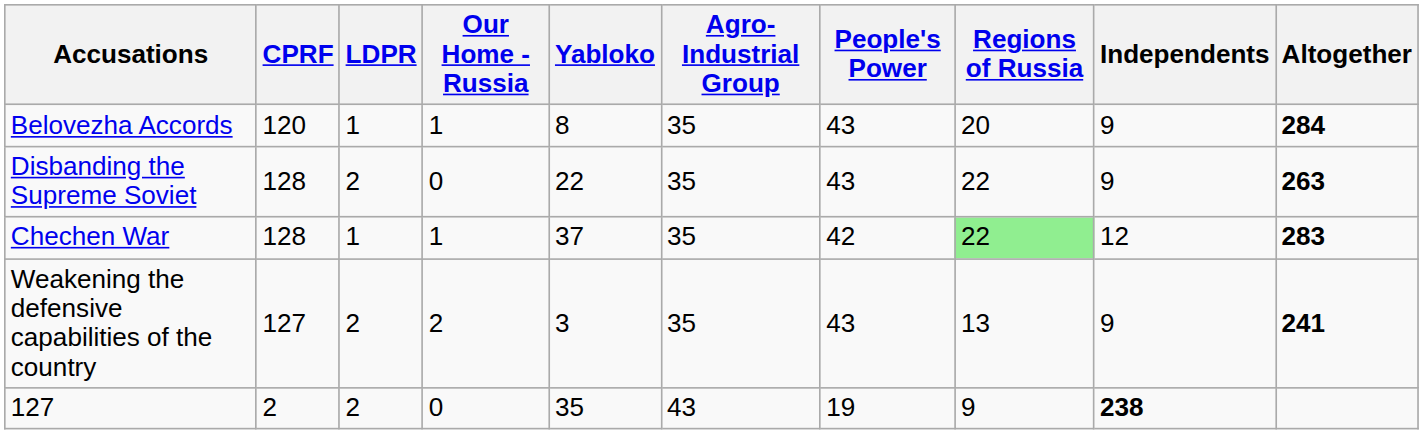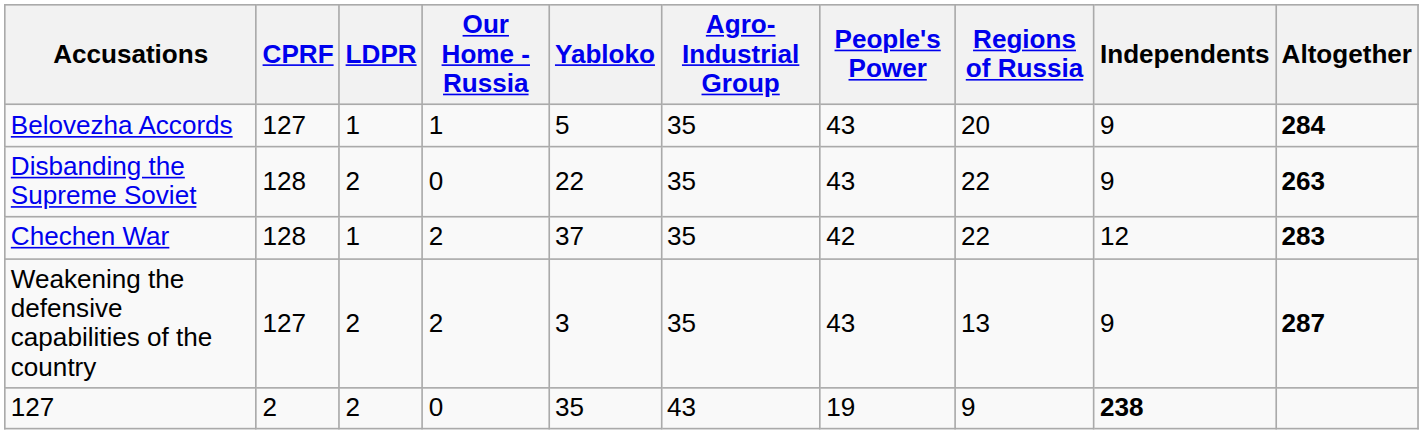(284, 125) 120 -> (284, 125) 127
(562, 125) 8 -> (562, 125) 5
(436, 237) 1 -> (436, 237) 2
(976, 237) lightgreen background -> (976, 237) no background
(1303, 322) 241 -> (1303, 322) 287
